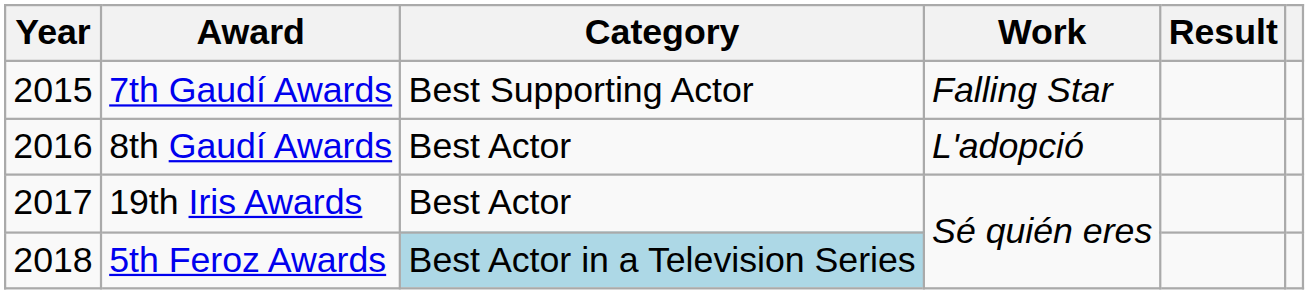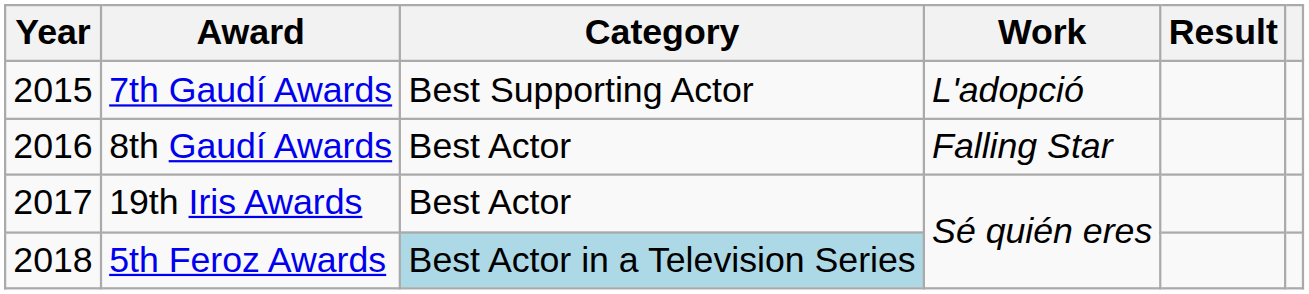(1022, 89) Falling Star -> (1008, 89) L'adopció
(1008, 145) L'adopció -> (1022, 145) Falling Star
